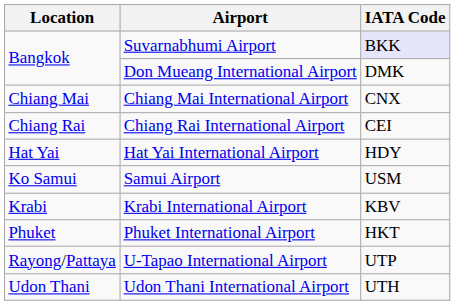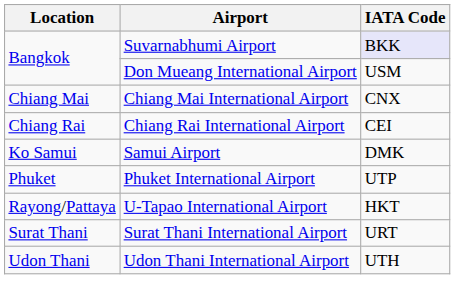(384, 71) DMK -> (383, 71) USM
- row: (221, 152)
(383, 179) USM -> (384, 152) DMK
- row: (215, 206)
(382, 233) HKT -> (381, 179) UTP
(381, 260) UTP -> (382, 206) HKT
+ row: (235, 233)
